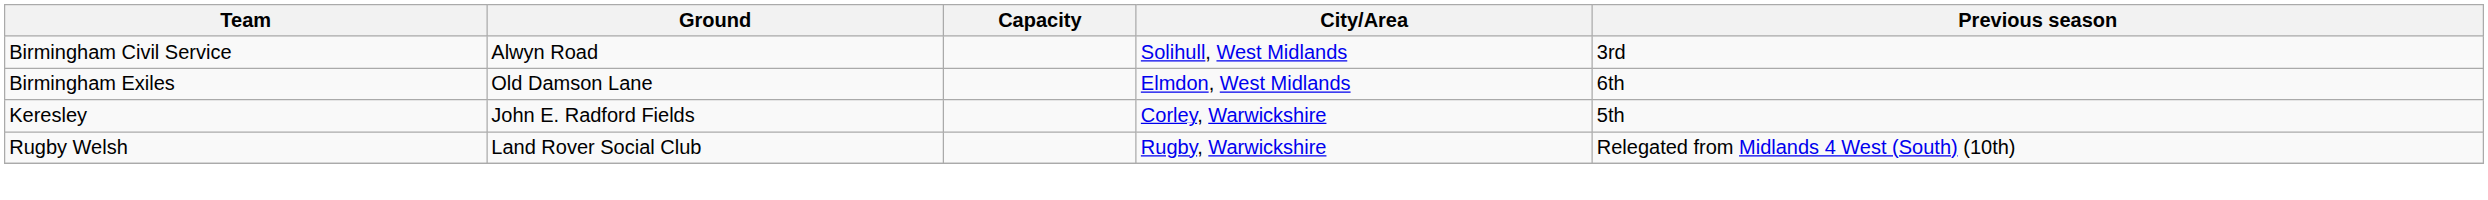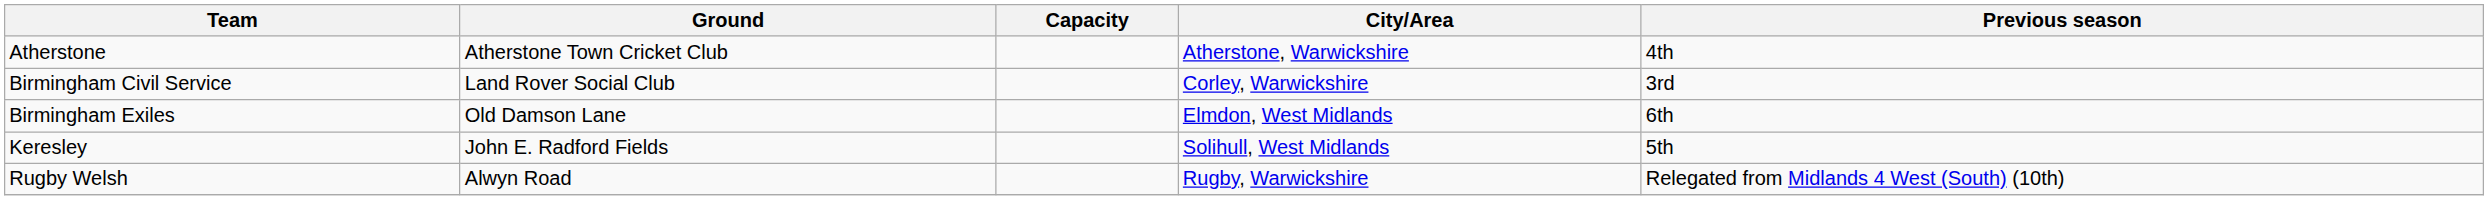+ row: (58, 52)
(545, 52) Alwyn Road -> (570, 83) Land Rover Social Club
(1244, 52) Solihull, West Midlands -> (1276, 83) Corley, Warwickshire
(1234, 115) Corley, Warwickshire -> (1286, 147) Solihull, West Midlands
(596, 147) Land Rover Social Club -> (518, 178) Alwyn Road
